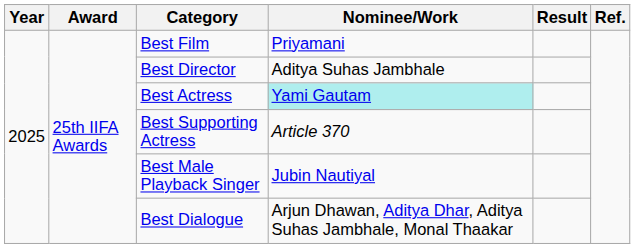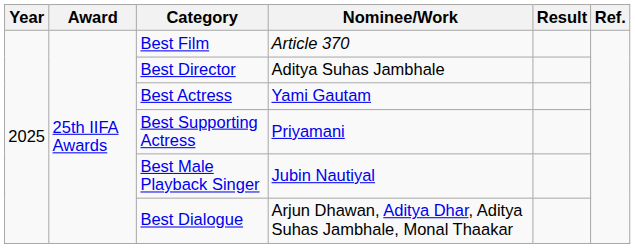(308, 43) Priyamani -> (310, 43) Article 370
(321, 95) paleturquoise background -> (321, 95) no background
(310, 131) Article 370 -> (308, 131) Priyamani
